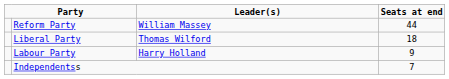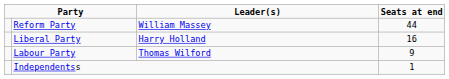(175, 39) Thomas Wilford -> (172, 39) Harry Holland
(412, 39) 18 -> (412, 39) 16
(172, 53) Harry Holland -> (175, 53) Thomas Wilford
(412, 67) 7 -> (412, 67) 1
